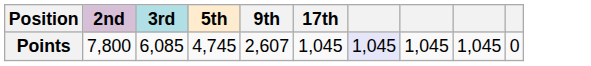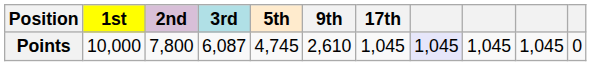+ column: (114, 18)
(162, 46) 6,085 -> (224, 46) 6,087
(267, 46) 2,607 -> (329, 46) 2,610
